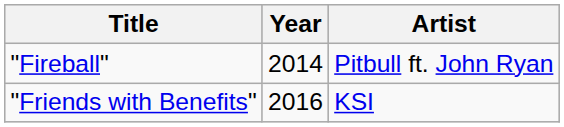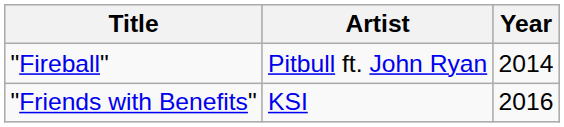columns swapped: (444, 24) <-> (295, 24)
